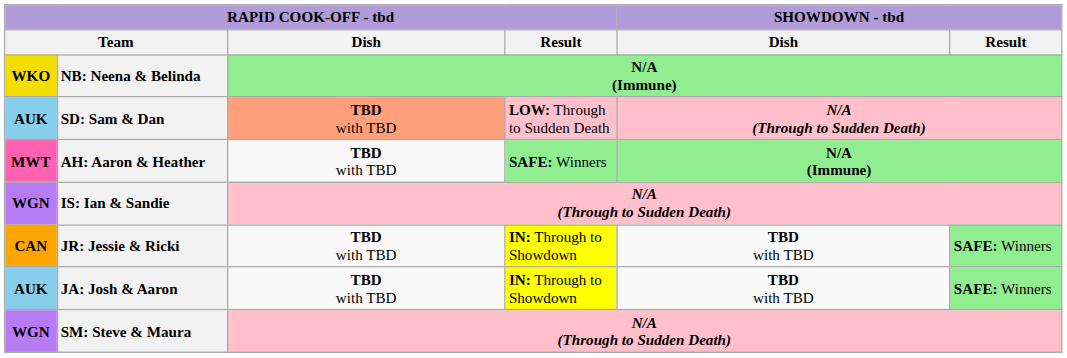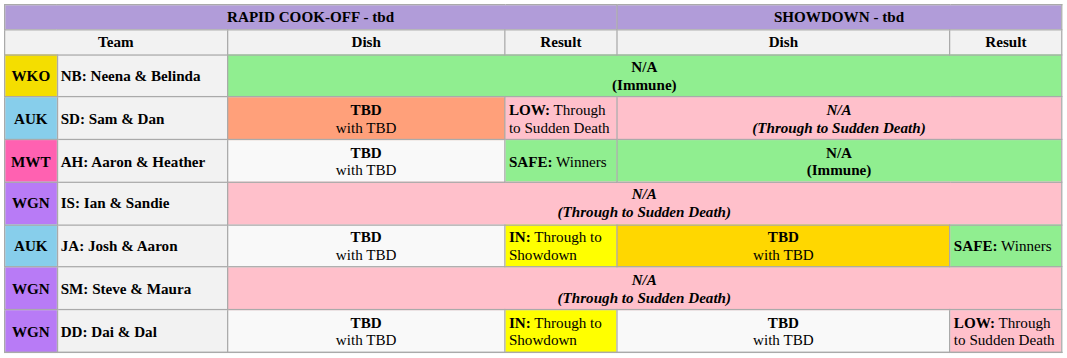- row: (120, 246)
(783, 289) no background -> (783, 246) gold background
+ row: (109, 331)
